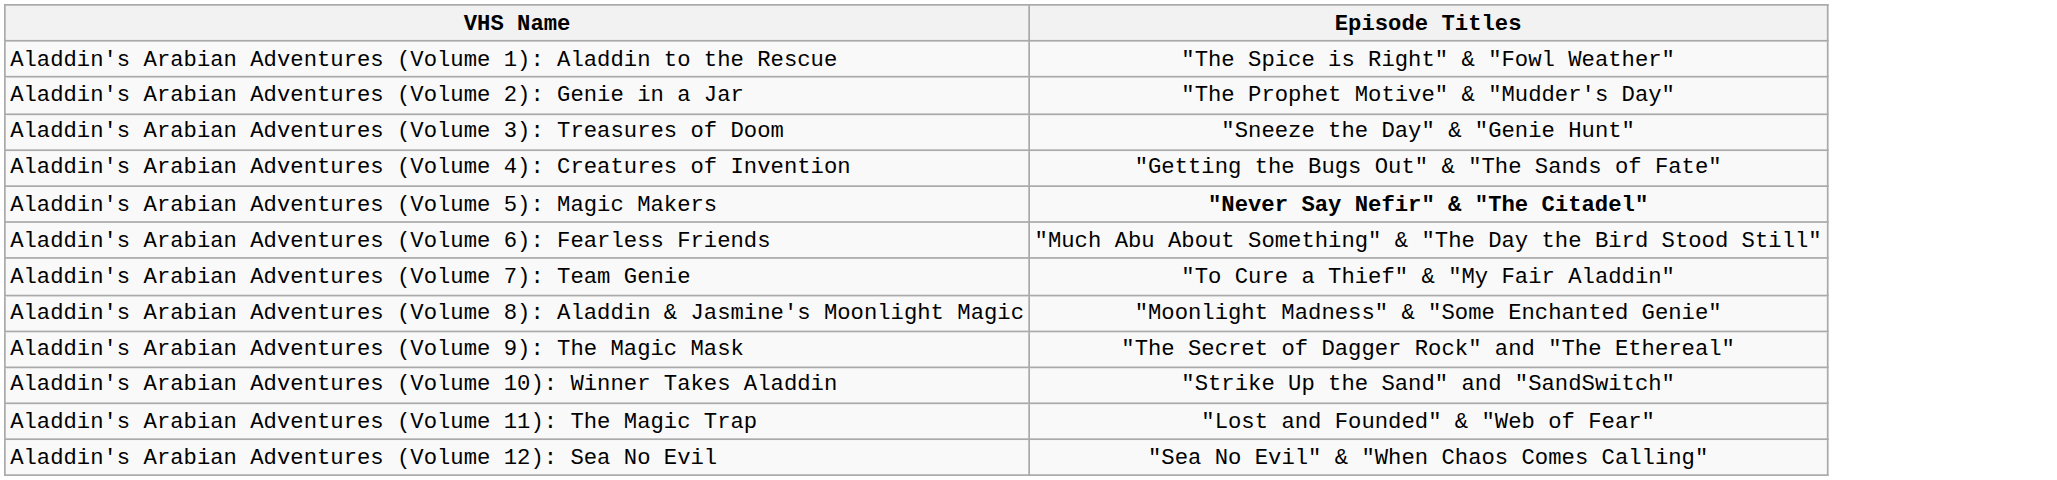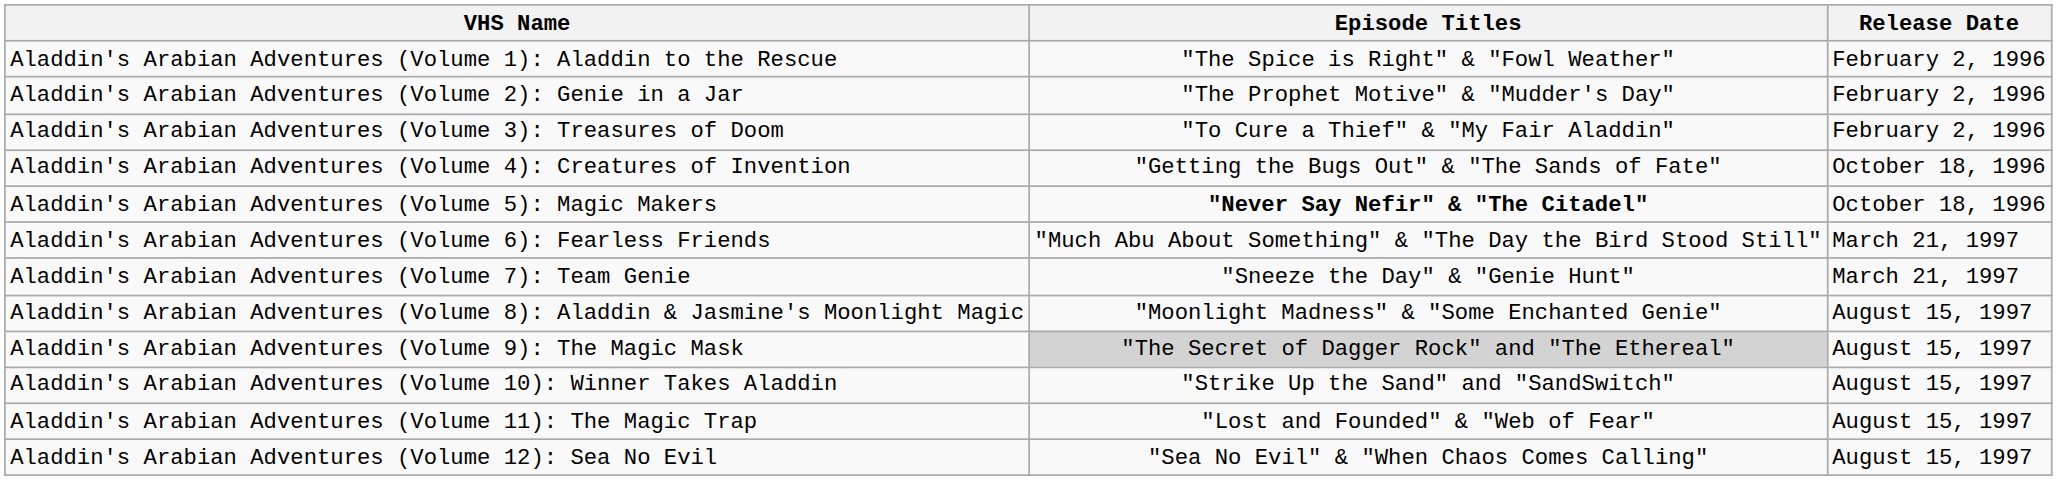+ column: (1939, 23)
(1428, 132) "Sneeze the Day" & "Genie Hunt" -> (1428, 132) "To Cure a Thief" & "My Fair Aladdin"
(1428, 277) "To Cure a Thief" & "My Fair Aladdin" -> (1428, 277) "Sneeze the Day" & "Genie Hunt"
(1428, 349) no background -> (1428, 349) lightgrey background
